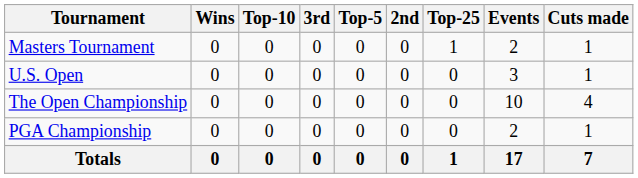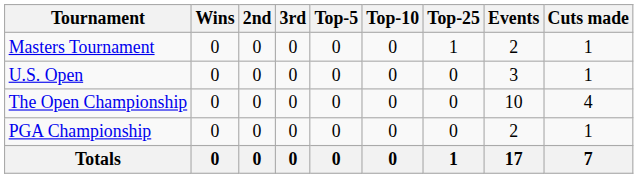columns swapped: (405, 18) <-> (269, 18)
